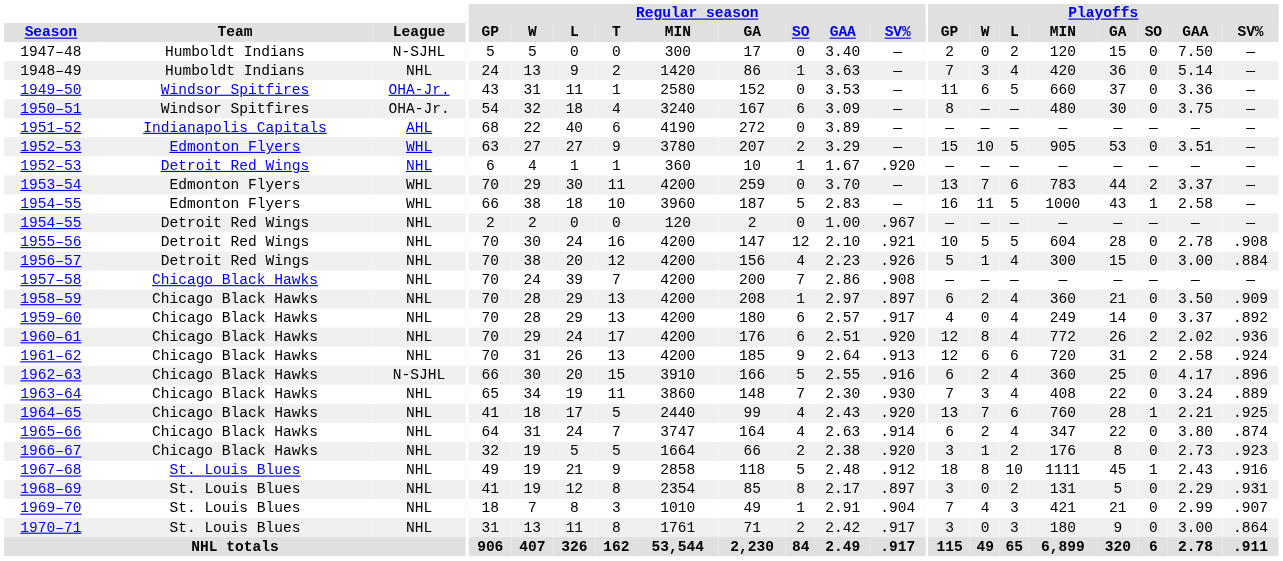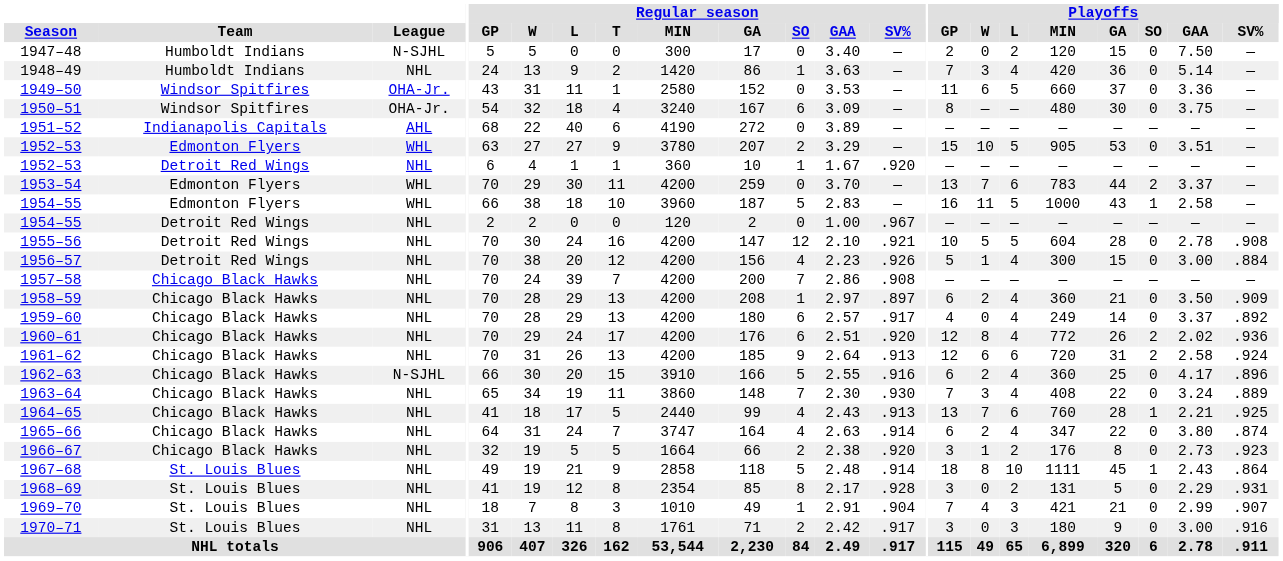(898, 413) .920 -> (898, 413) .913
(898, 470) .912 -> (898, 470) .914
(1251, 470) .916 -> (1251, 470) .864
(898, 490) .897 -> (898, 490) .928
(1251, 528) .864 -> (1251, 528) .916
